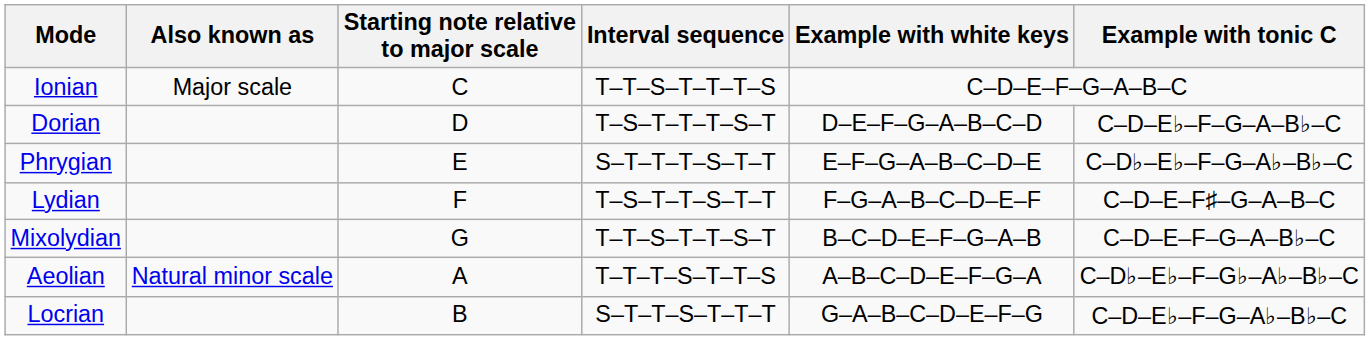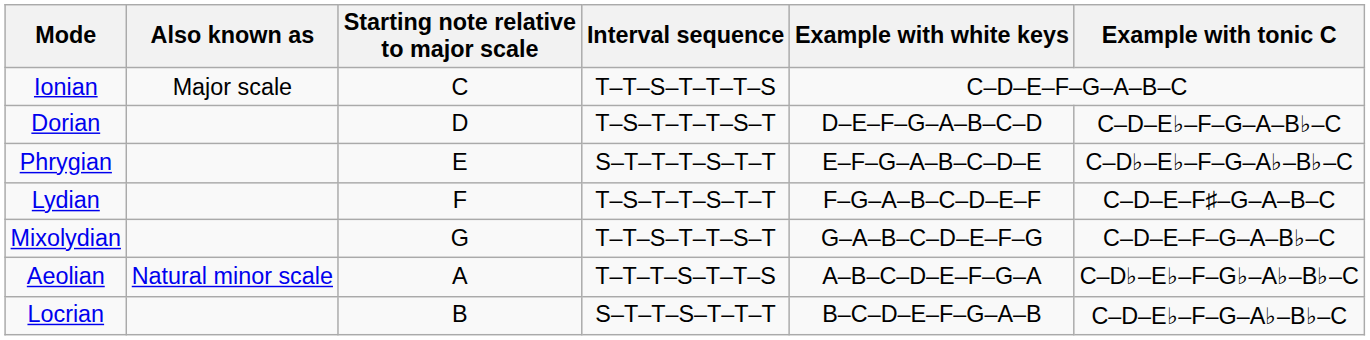(932, 238) B–C–D–E–F–G–A–B -> (932, 238) G–A–B–C–D–E–F–G
(932, 315) G–A–B–C–D–E–F–G -> (932, 315) B–C–D–E–F–G–A–B
